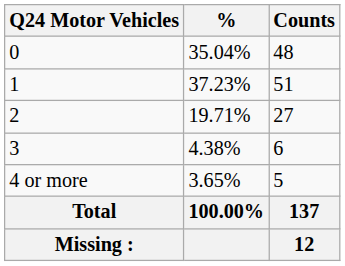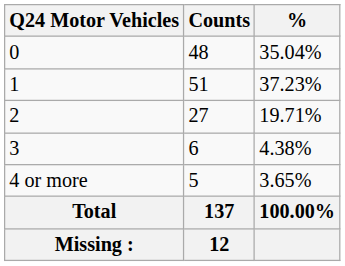columns swapped: (304, 20) <-> (226, 20)
